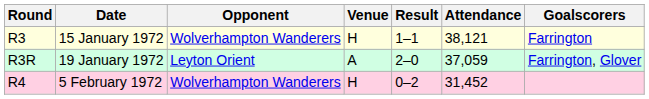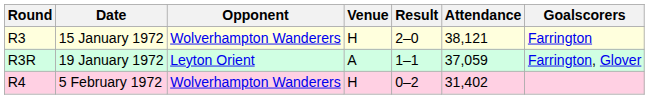(407, 37) 1–1 -> (407, 37) 2–0
(407, 60) 2–0 -> (407, 60) 1–1
(466, 82) 31,452 -> (466, 82) 31,402
